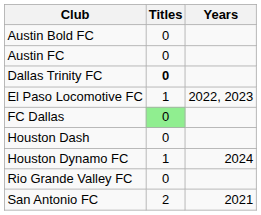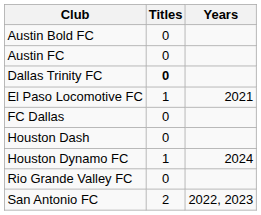(221, 96) 2022, 2023 -> (239, 96) 2021
(166, 117) lightgreen background -> (166, 117) no background
(239, 199) 2021 -> (221, 199) 2022, 2023
